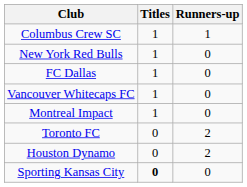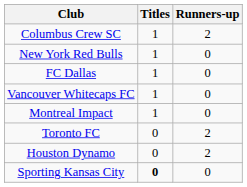(208, 34) 1 -> (208, 34) 2
